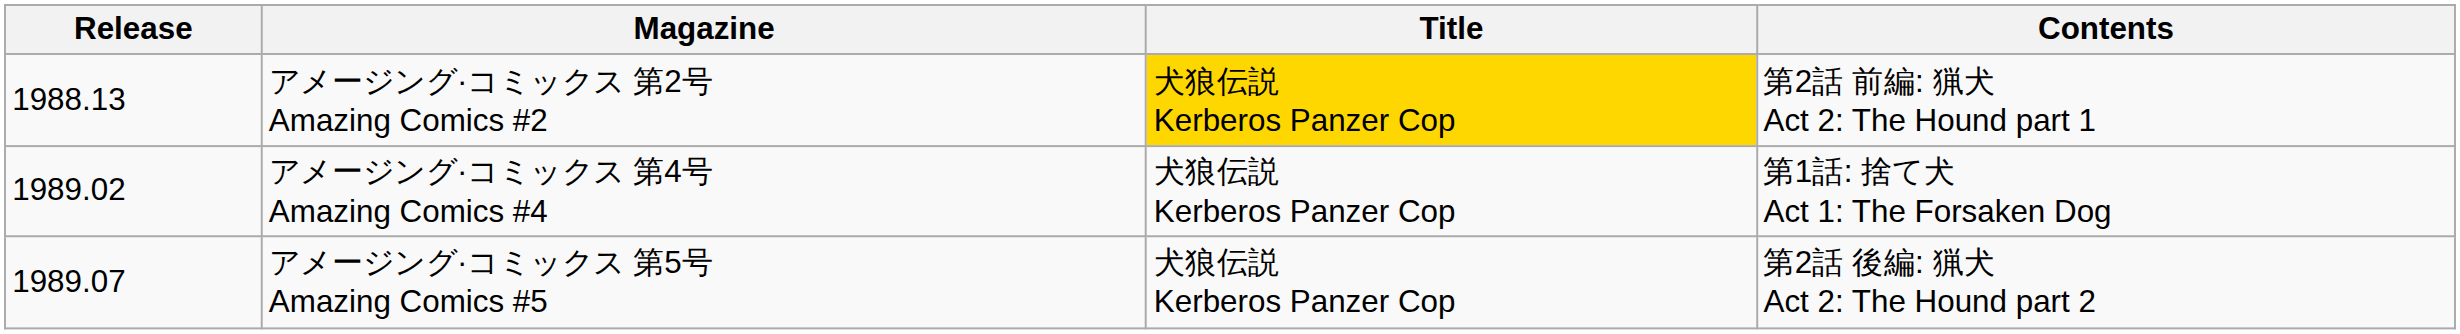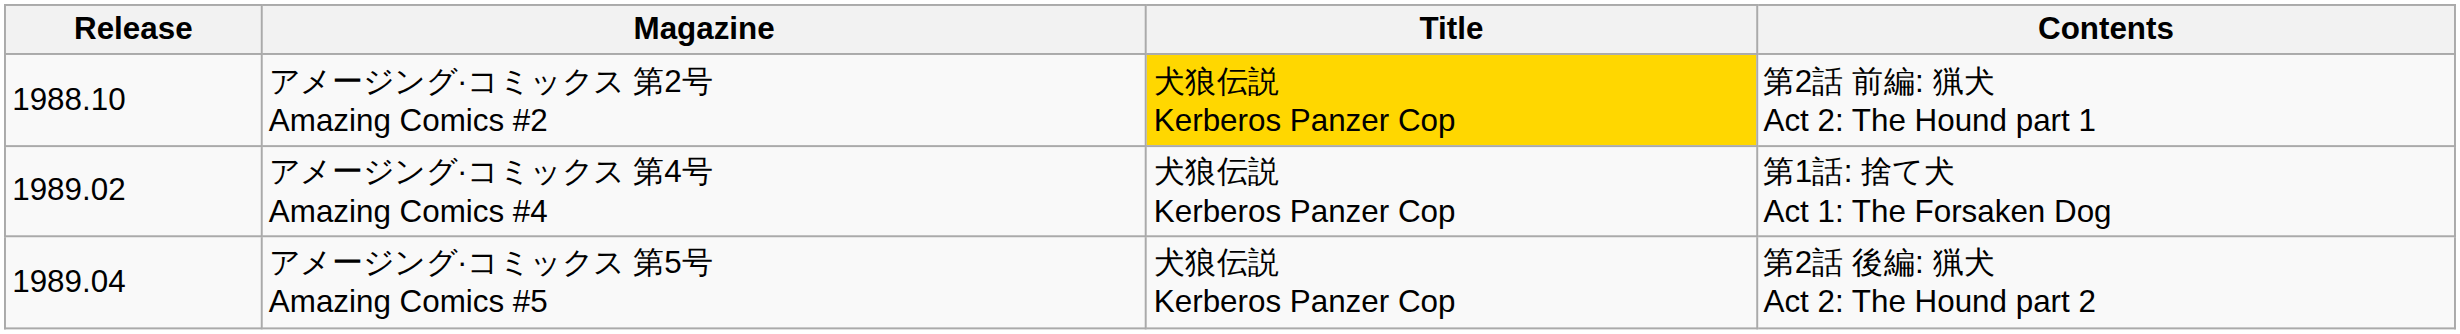(69, 99) 1988.13 -> (69, 99) 1988.10
(69, 281) 1989.07 -> (69, 281) 1989.04
